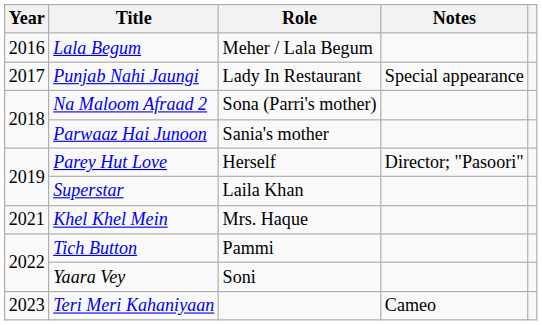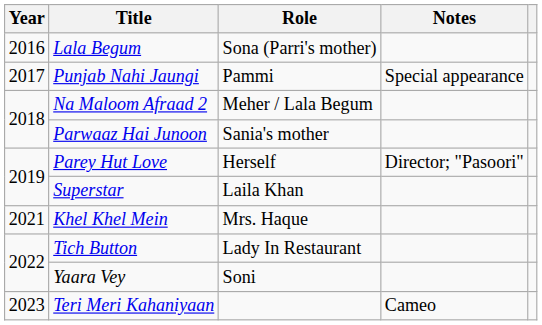(298, 47) Meher / Lala Begum -> (300, 47) Sona (Parri's mother)
(292, 76) Lady In Restaurant -> (248, 76) Pammi
(300, 104) Sona (Parri's mother) -> (298, 104) Meher / Lala Begum
(248, 248) Pammi -> (292, 248) Lady In Restaurant
